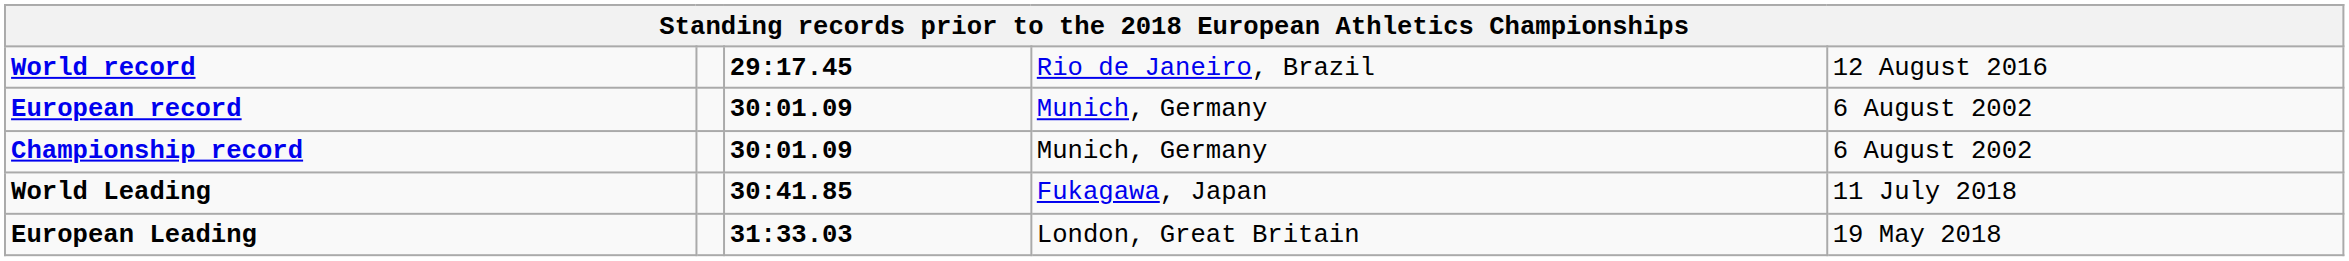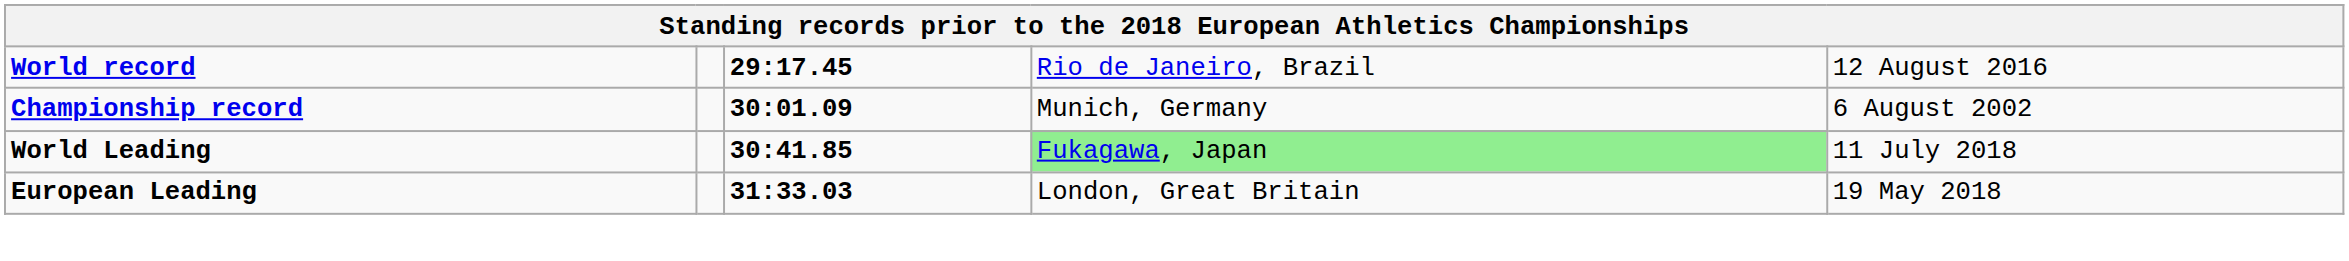- row: (126, 109)
(1152, 193) no background -> (1152, 151) lightgreen background
